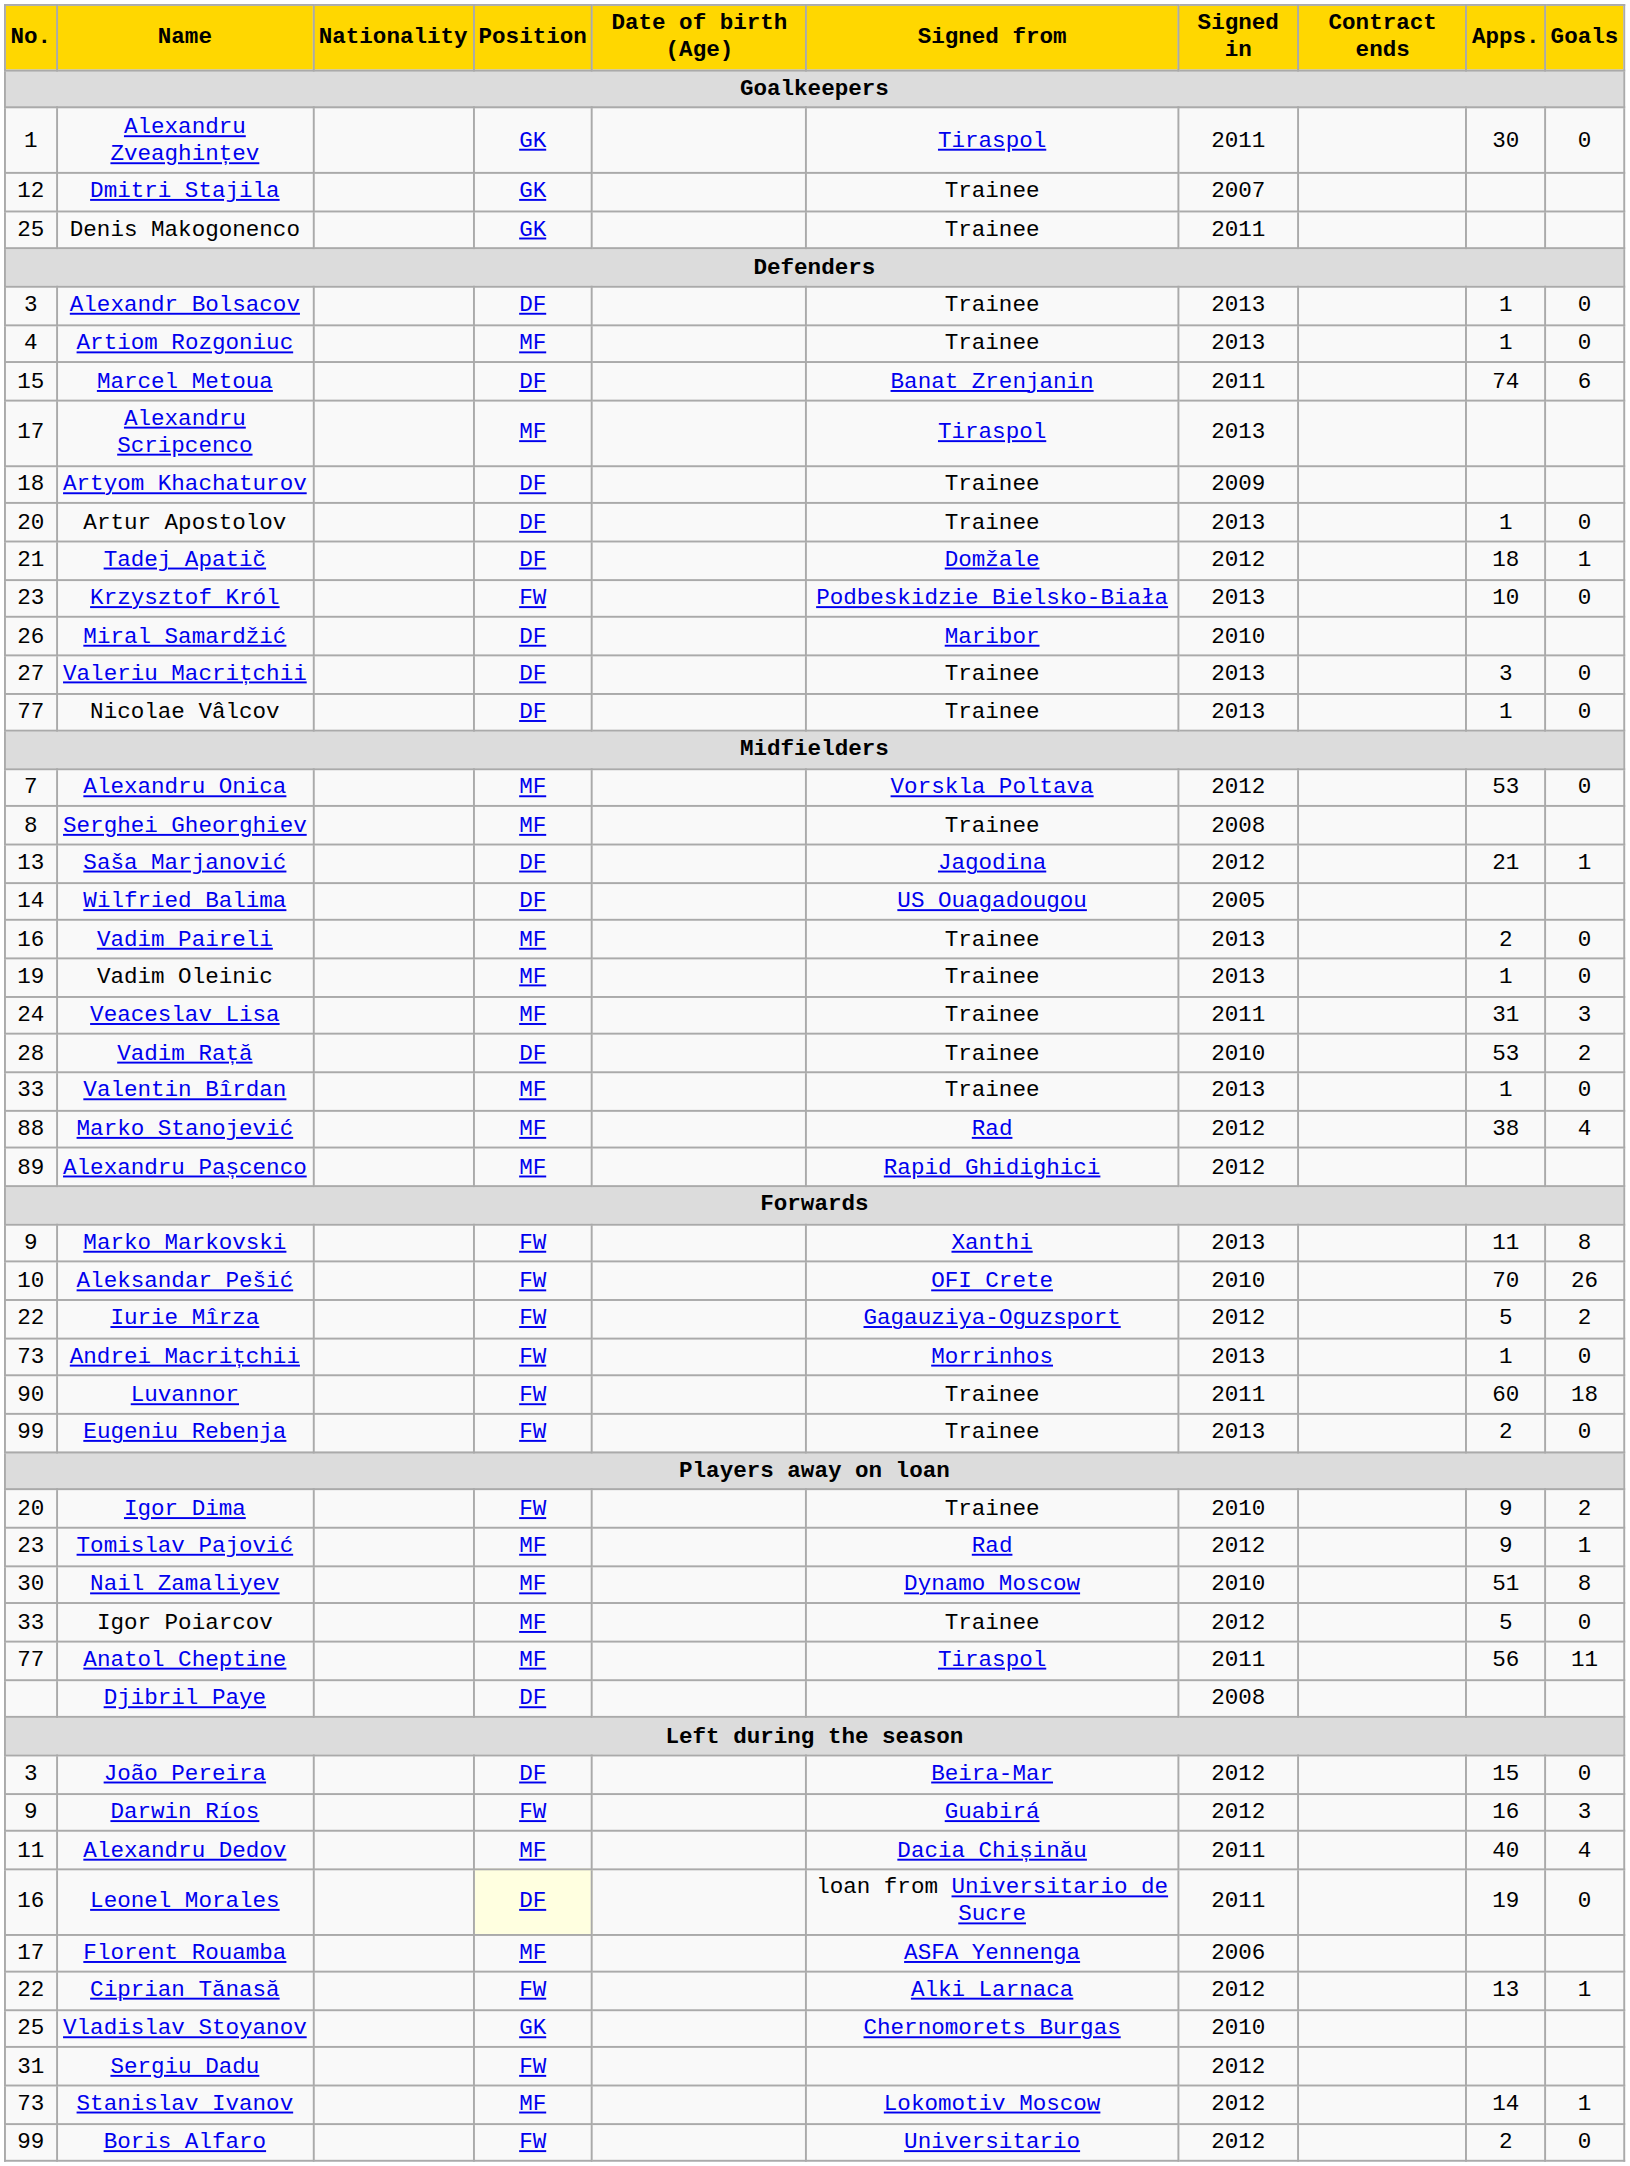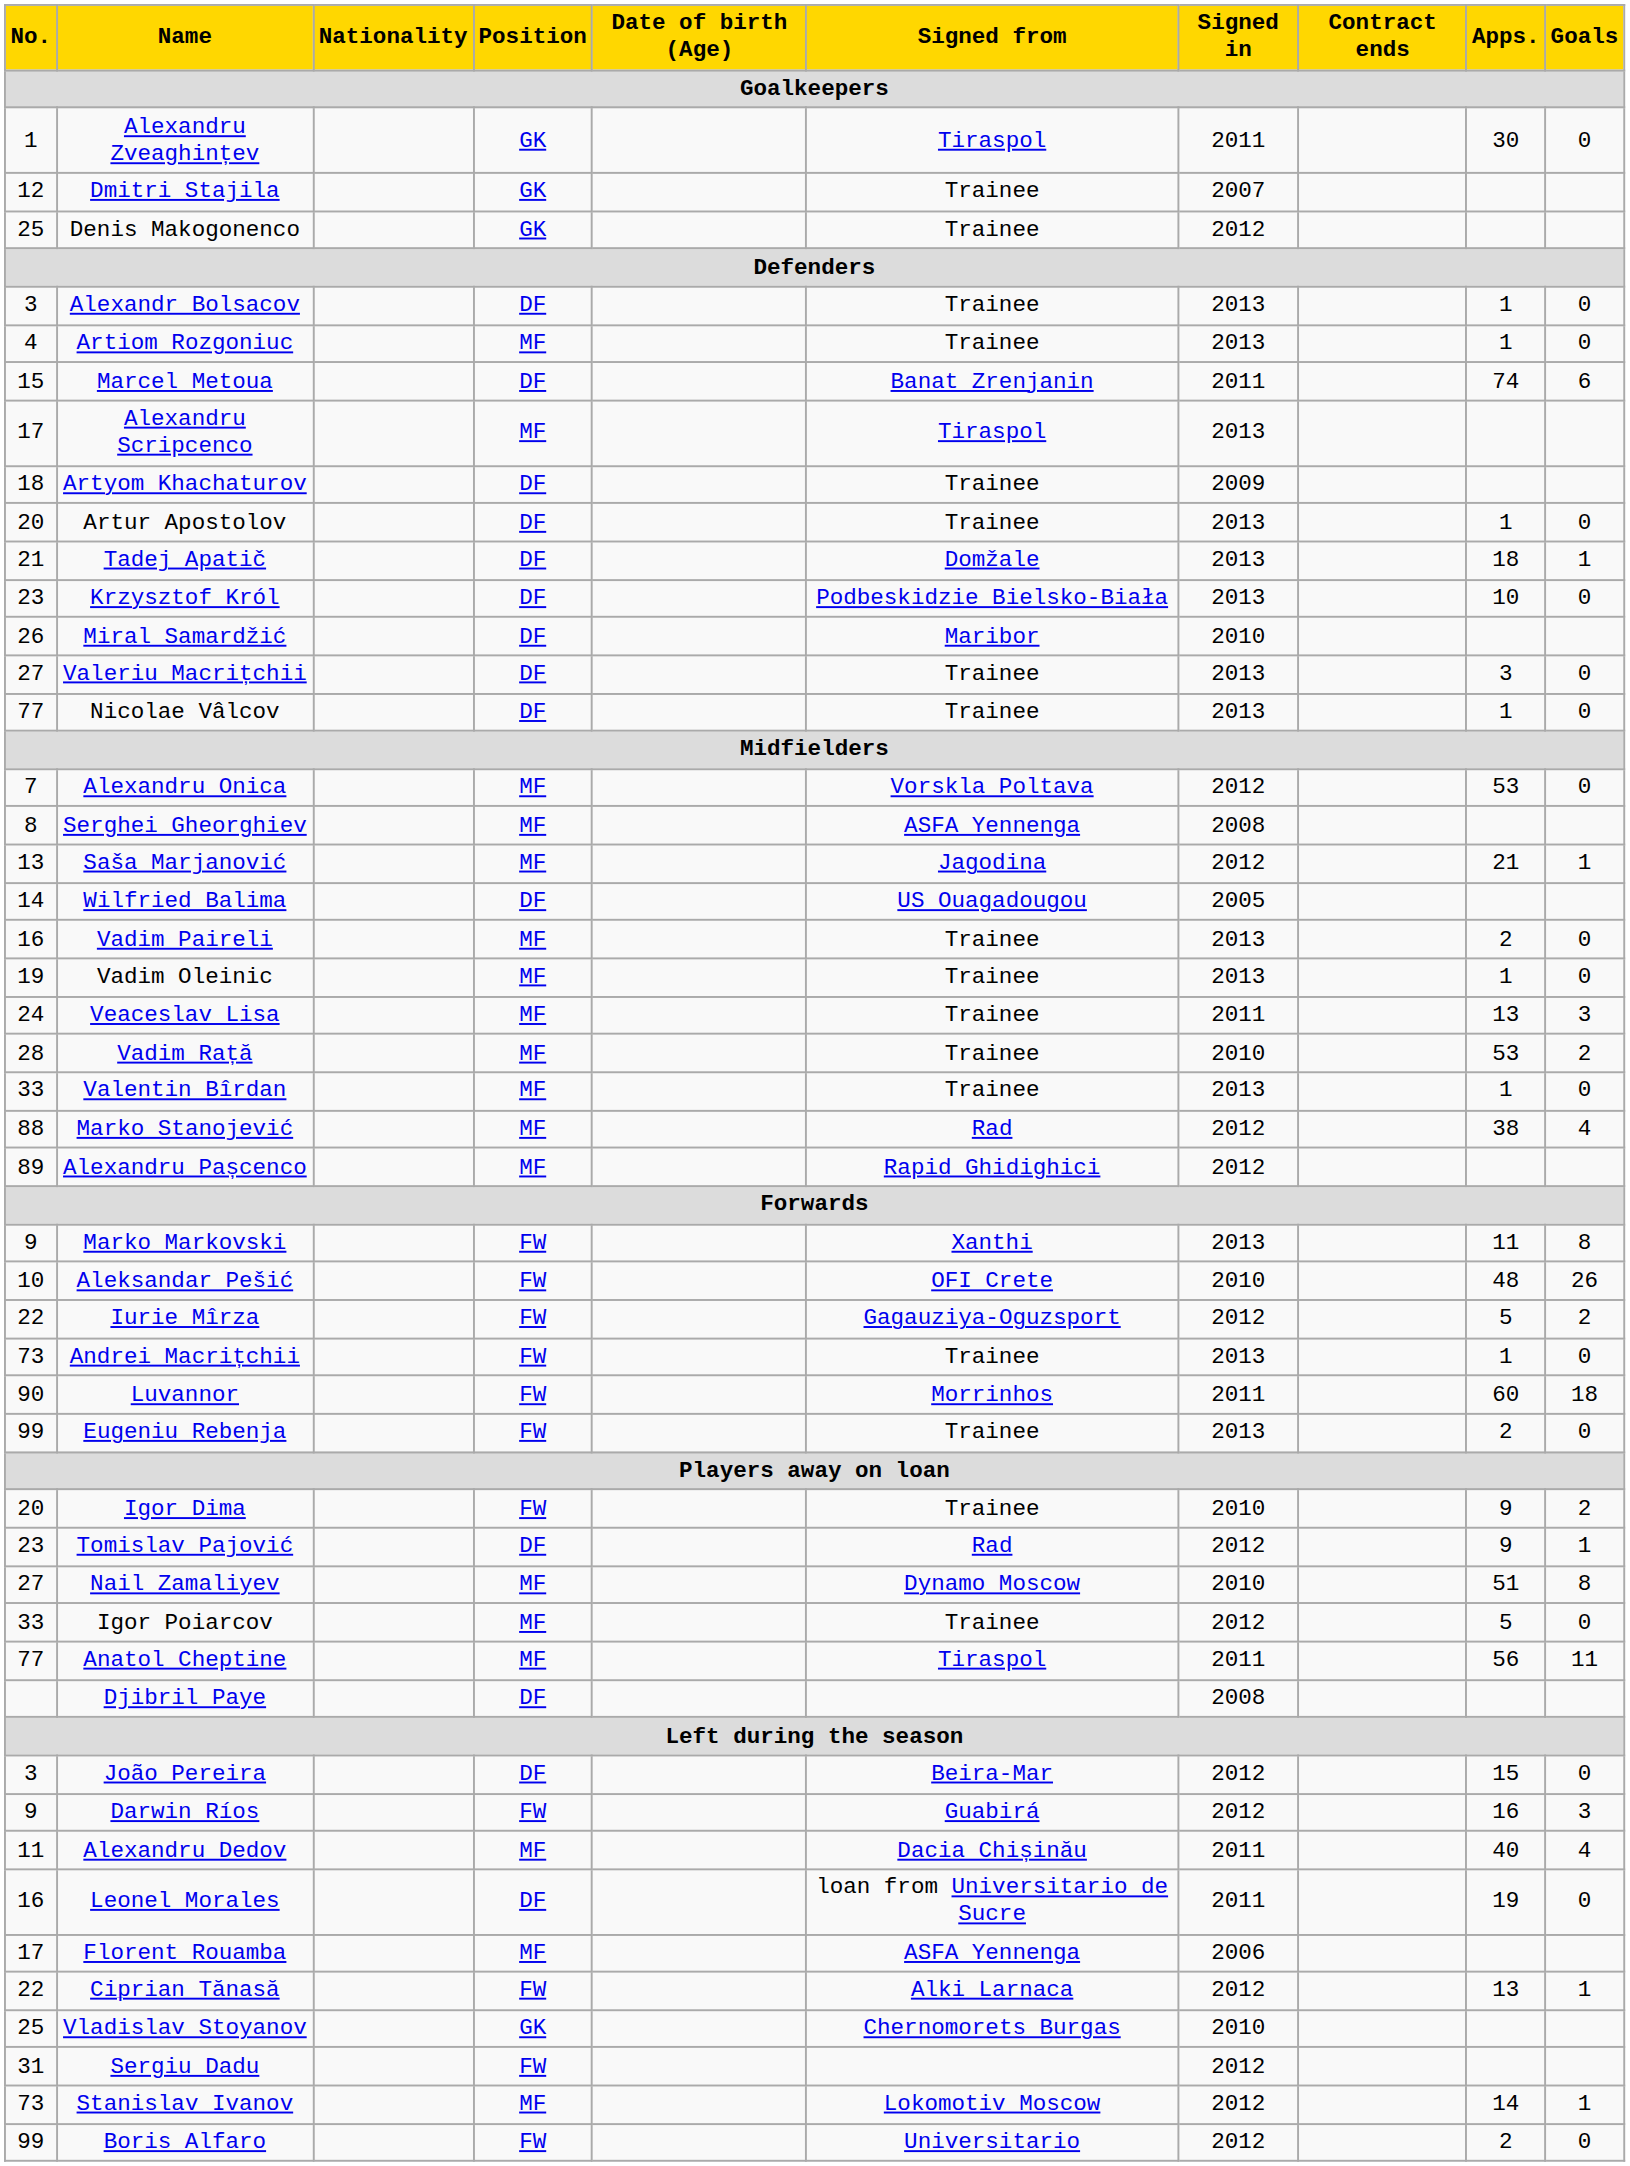(1238, 229) 2011 -> (1238, 229) 2012
(1238, 560) 2012 -> (1238, 560) 2013
(533, 598) FW -> (533, 598) DF
(992, 825) Trainee -> (992, 825) ASFA Yennenga
(533, 863) DF -> (533, 863) MF
(1506, 1015) 31 -> (1506, 1015) 13
(533, 1053) DF -> (533, 1053) MF
(1506, 1281) 70 -> (1506, 1281) 48
(992, 1357) Morrinhos -> (992, 1357) Trainee
(992, 1395) Trainee -> (992, 1395) Morrinhos
(533, 1546) MF -> (533, 1546) DF
(31, 1584) 30 -> (31, 1584) 27
(533, 1901) lightyellow background -> (533, 1901) no background
